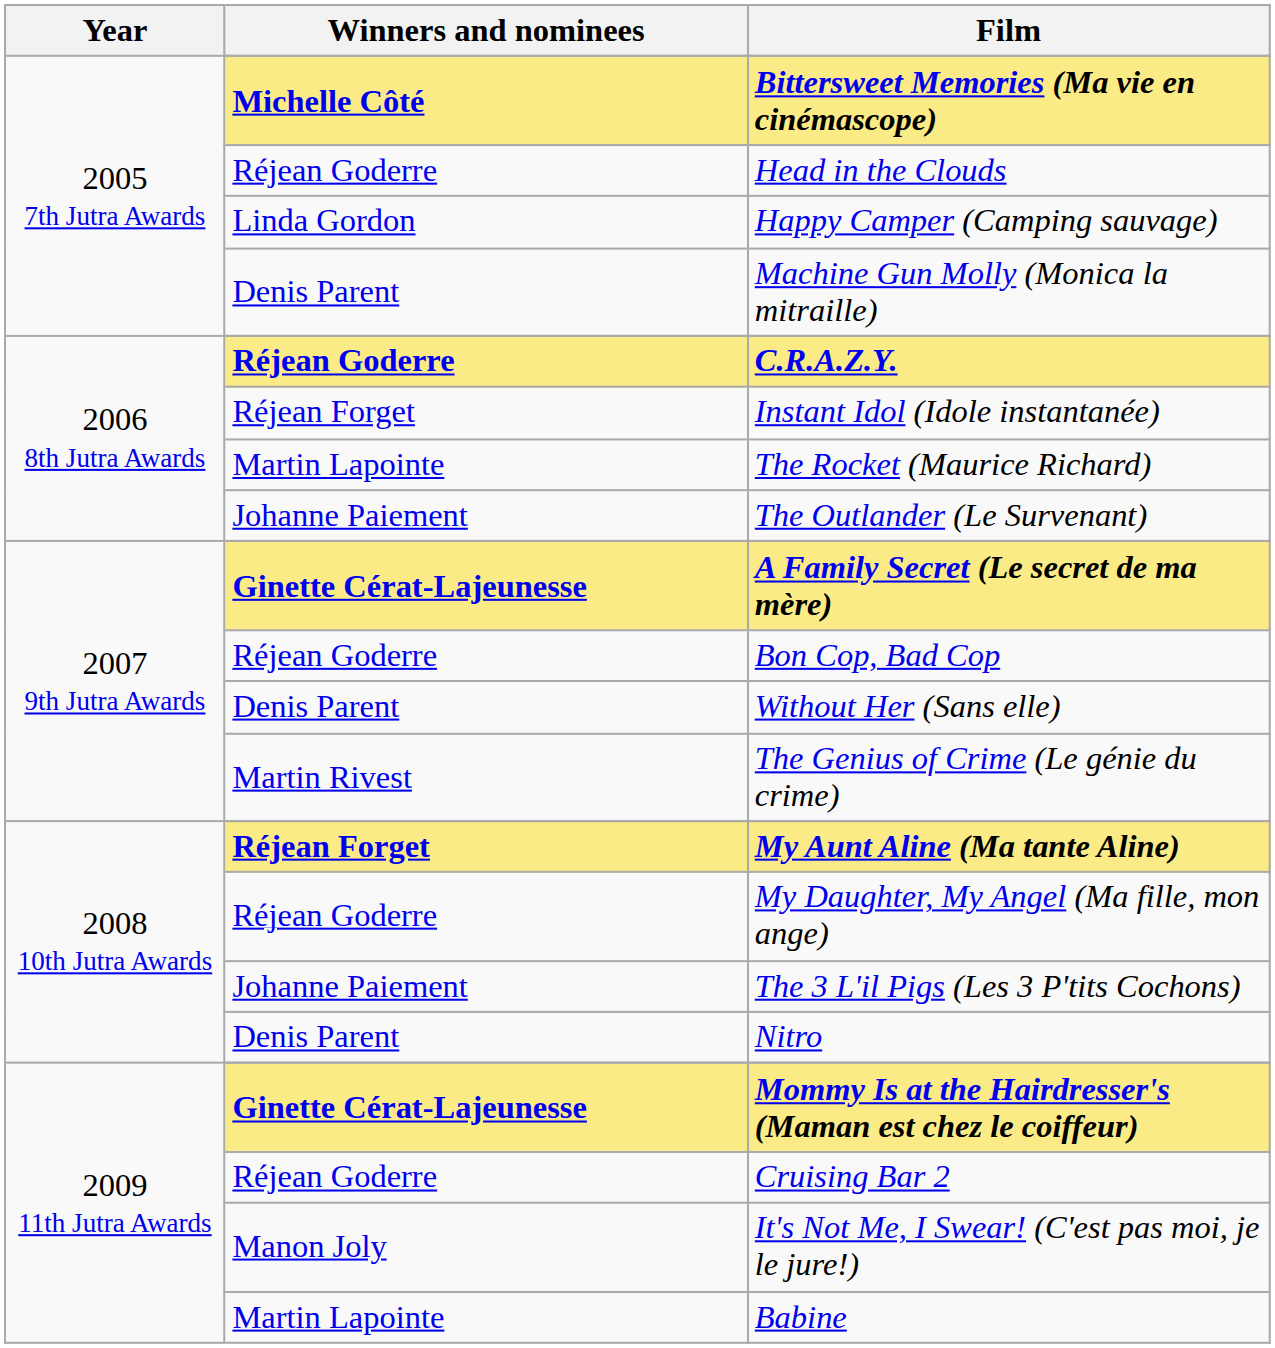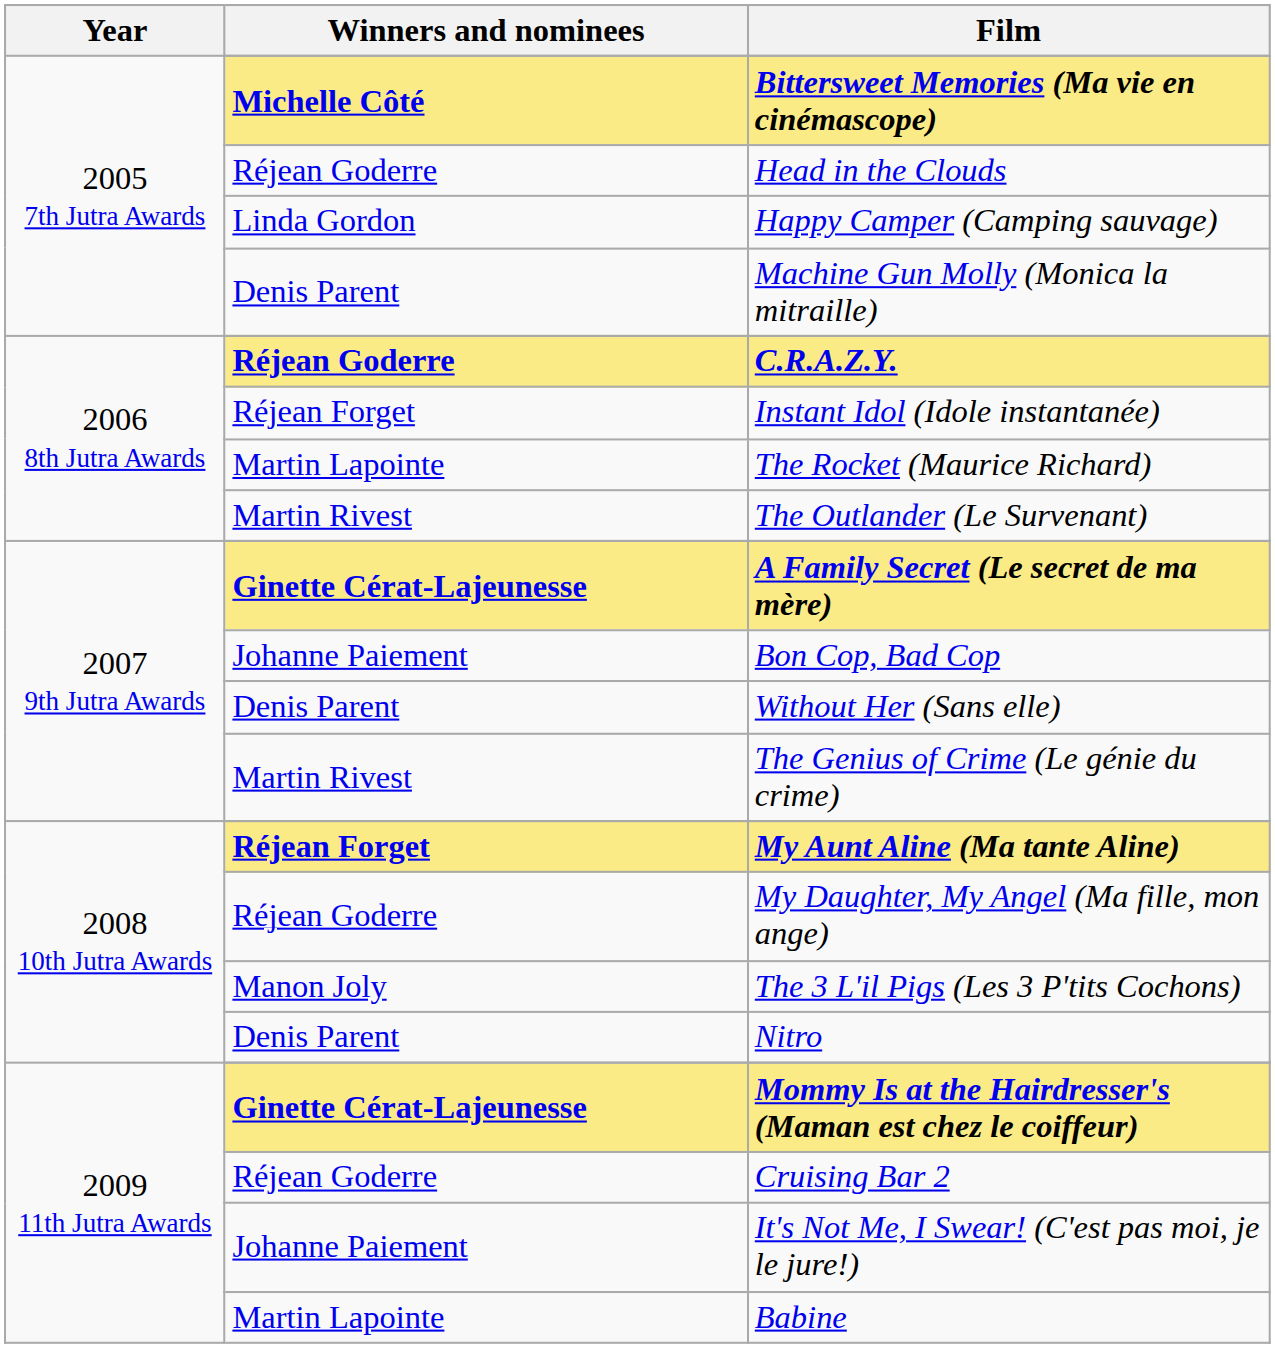(350, 515) Johanne Paiement -> (322, 515) Martin Rivest
(335, 654) Réjean Goderre -> (350, 654) Johanne Paiement
(350, 985) Johanne Paiement -> (310, 985) Manon Joly
(310, 1246) Manon Joly -> (350, 1246) Johanne Paiement
